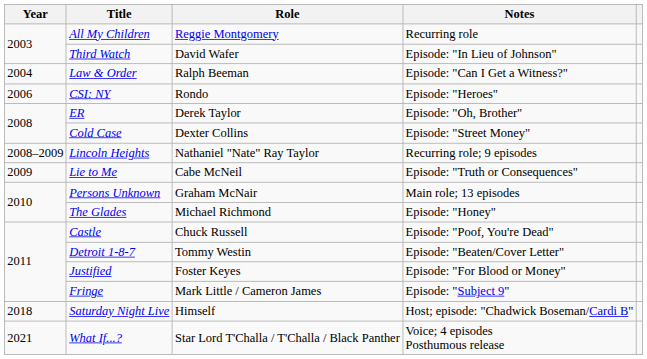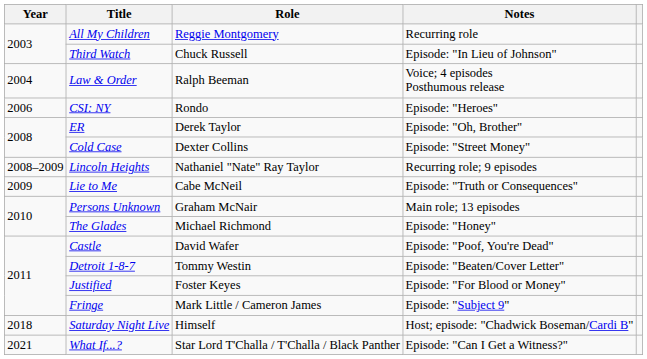(207, 53) David Wafer -> (211, 53) Chuck Russell
(487, 73) Episode: "Can I Get a Witness?" -> (455, 80) Voice; 4 episodes Posthumous release
(211, 232) Chuck Russell -> (207, 246) David Wafer
(455, 338) Voice; 4 episodes Posthumous release -> (487, 345) Episode: "Can I Get a Witness?"
